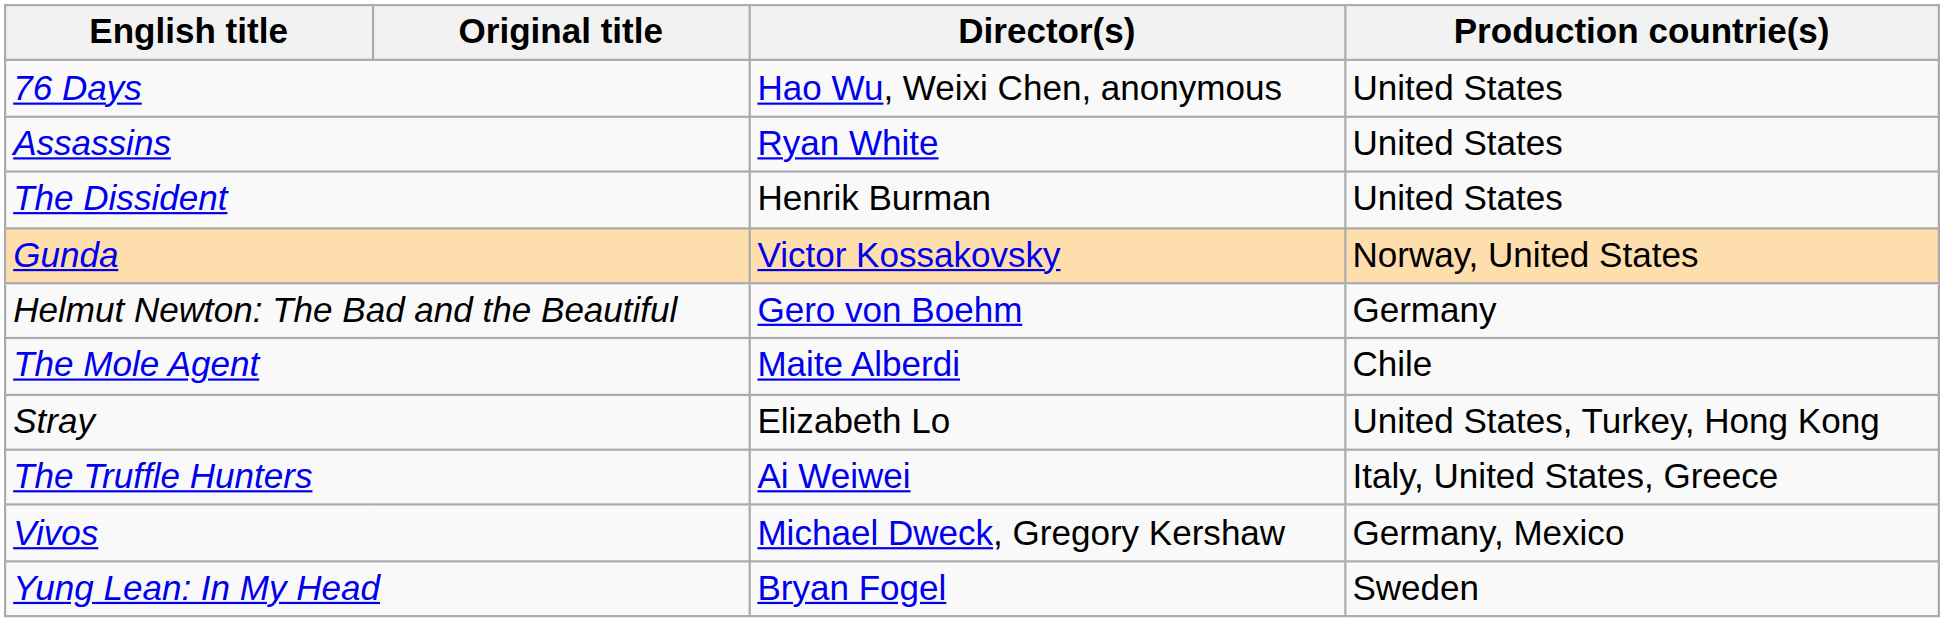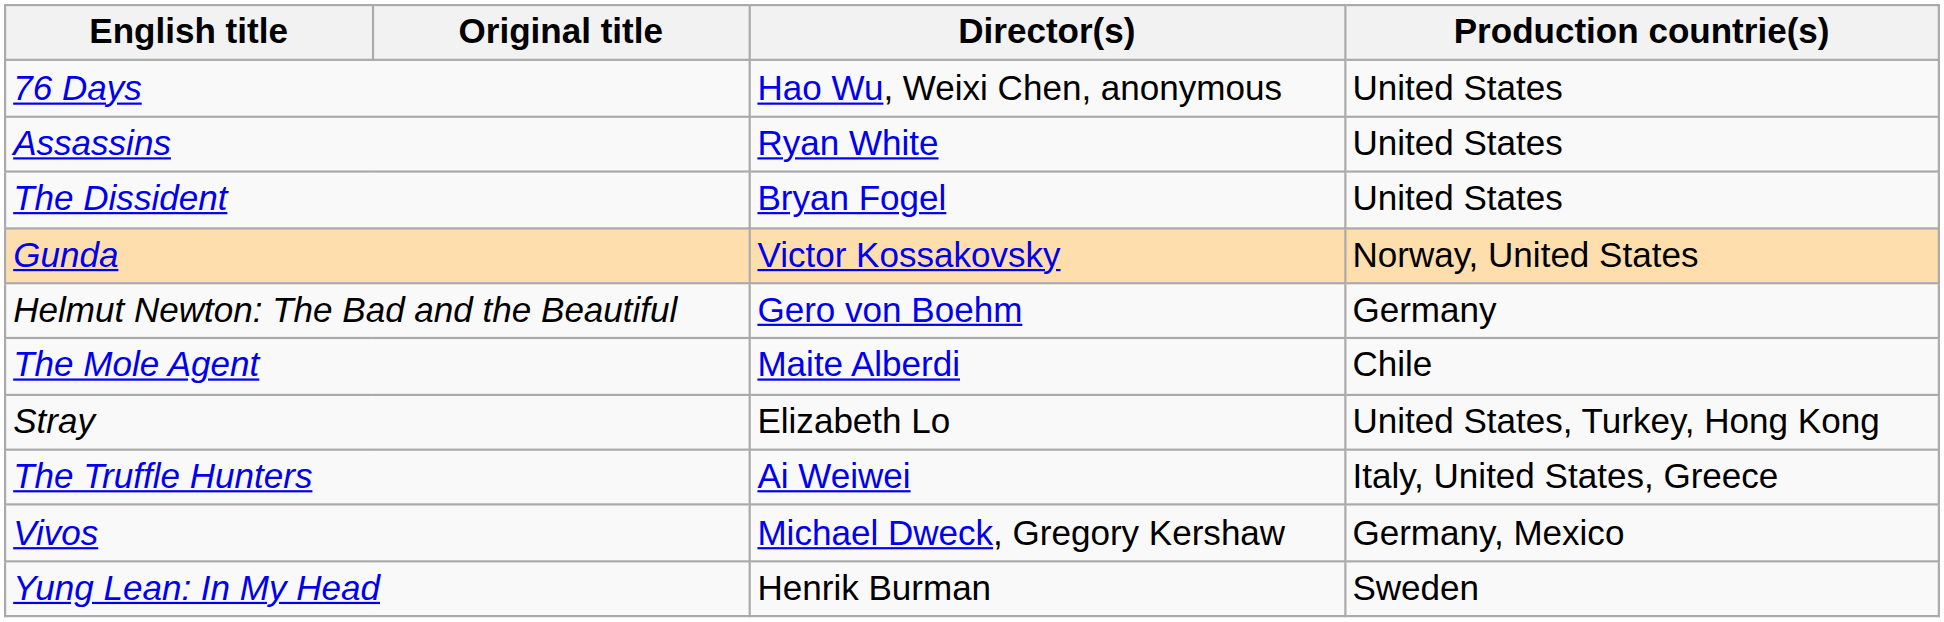(874, 198) Henrik Burman -> (852, 198) Bryan Fogel
(852, 587) Bryan Fogel -> (874, 587) Henrik Burman
